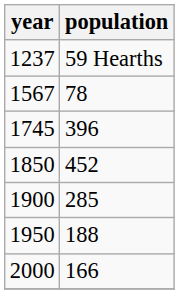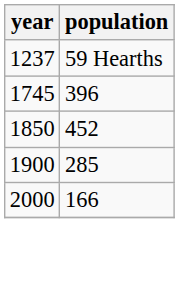- row: (32, 93)
- row: (32, 235)
